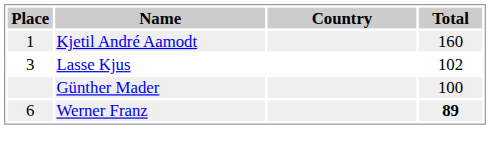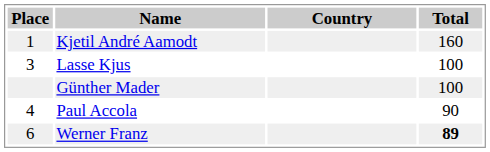(451, 64) 102 -> (451, 64) 100
+ row: (97, 111)
